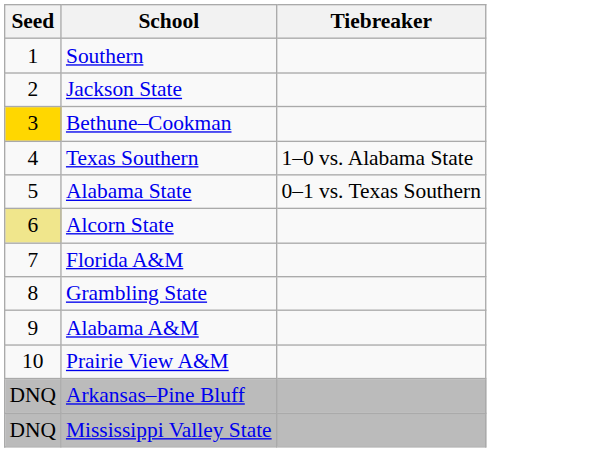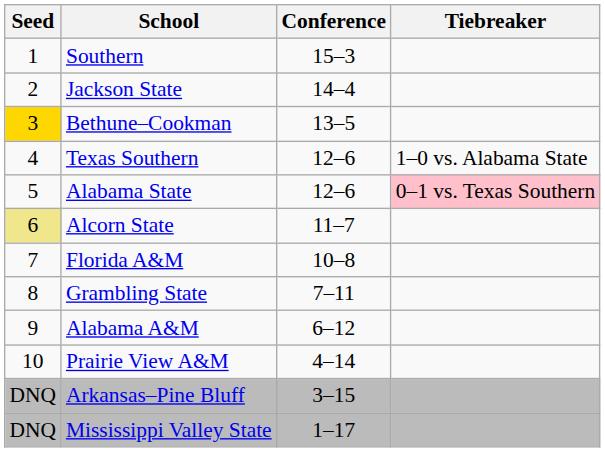+ column: (334, 21)
(381, 191) no background -> (495, 191) pink background
